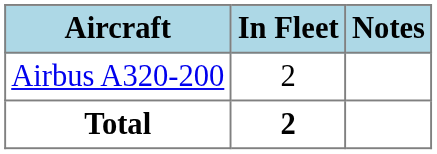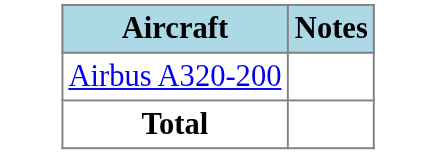- column: (288, 28)
